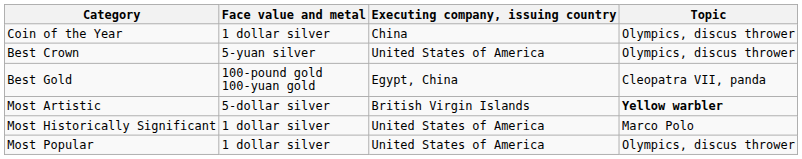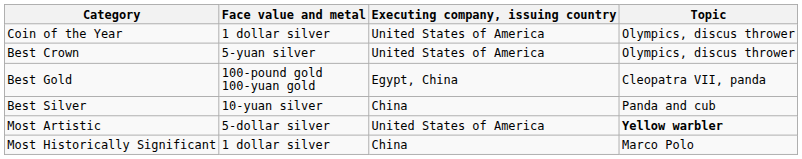(390, 34) China -> (458, 34) United States of America
+ row: (47, 106)
(451, 106) British Virgin Islands -> (458, 125) United States of America
(458, 125) United States of America -> (390, 145) China
- row: (51, 145)
